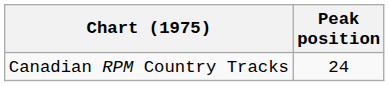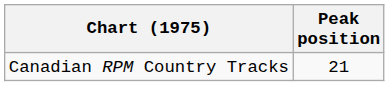(339, 67) 24 -> (339, 67) 21
